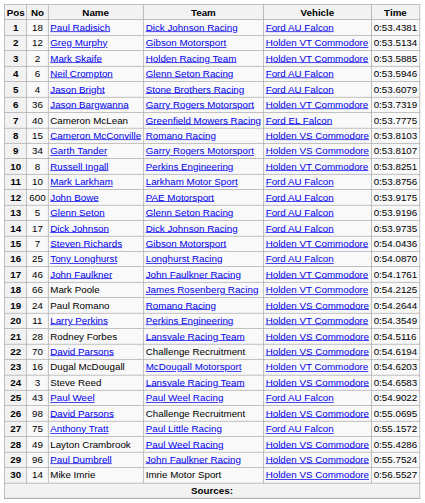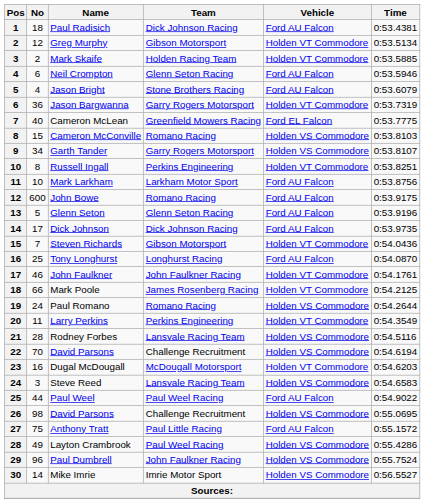(180, 197) PAE Motorsport -> (181, 197) Romano Racing
(37, 398) 43 -> (37, 398) 44
